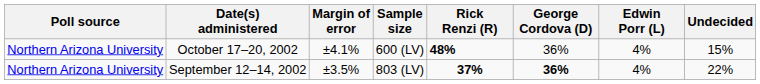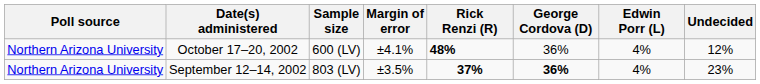columns swapped: (400, 21) <-> (341, 21)
(720, 49) 15% -> (720, 49) 12%
(720, 69) 22% -> (720, 69) 23%
